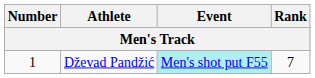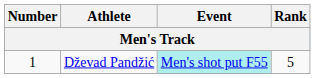(291, 62) 7 -> (291, 62) 5
